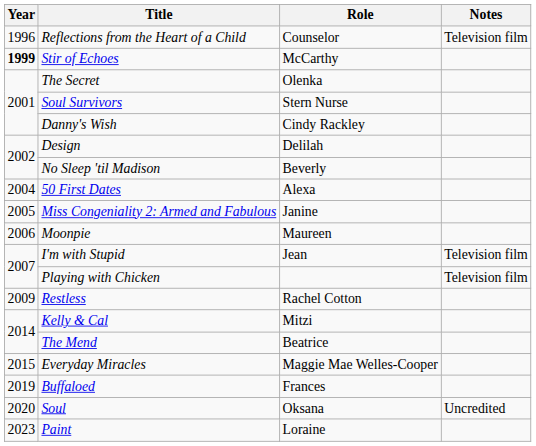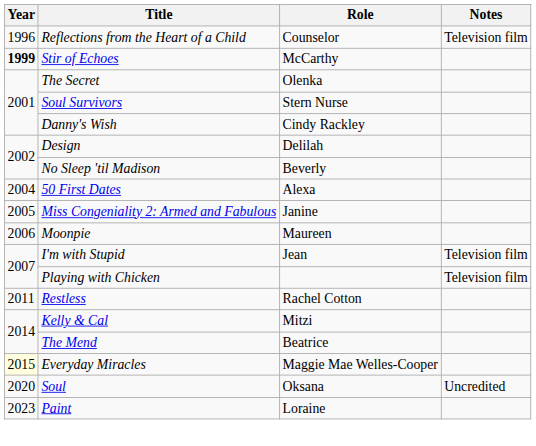(21, 299) 2009 -> (21, 299) 2011
(21, 364) no background -> (21, 364) lightyellow background
- row: (68, 386)
